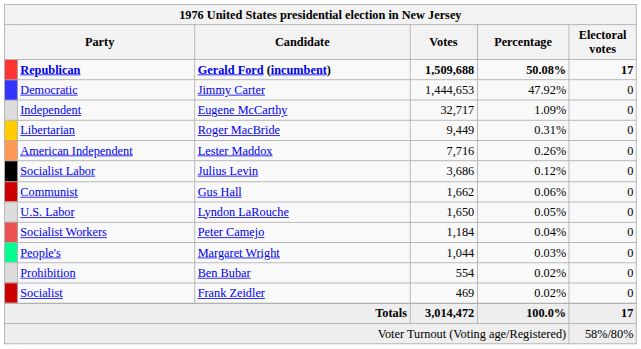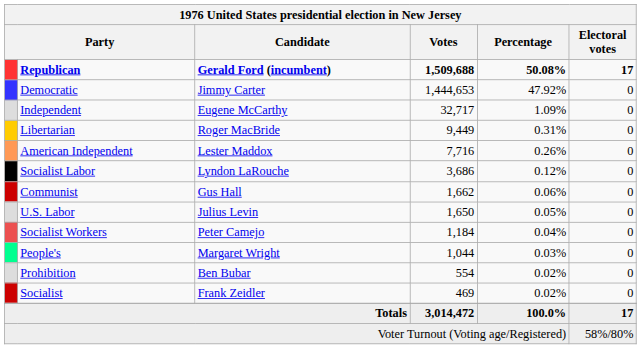(228, 171) Julius Levin -> (243, 171) Lyndon LaRouche
(243, 212) Lyndon LaRouche -> (228, 212) Julius Levin
